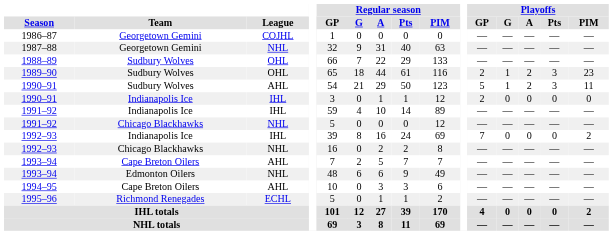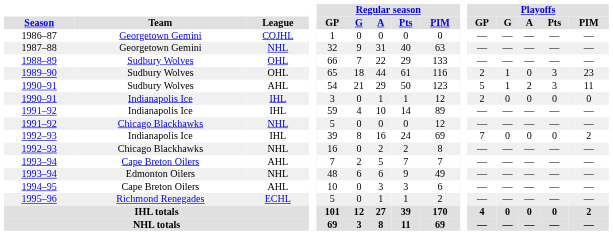(529, 73) 2 -> (529, 73) 0
